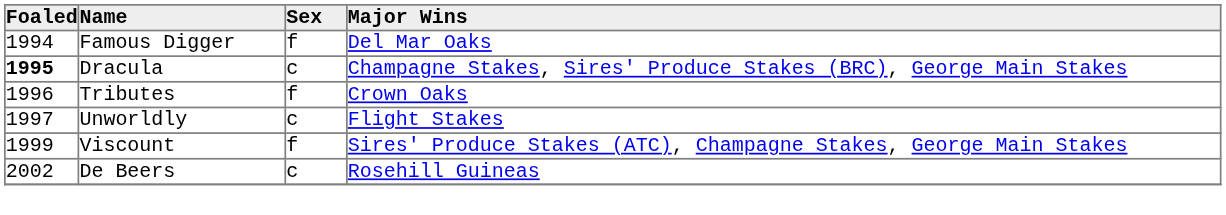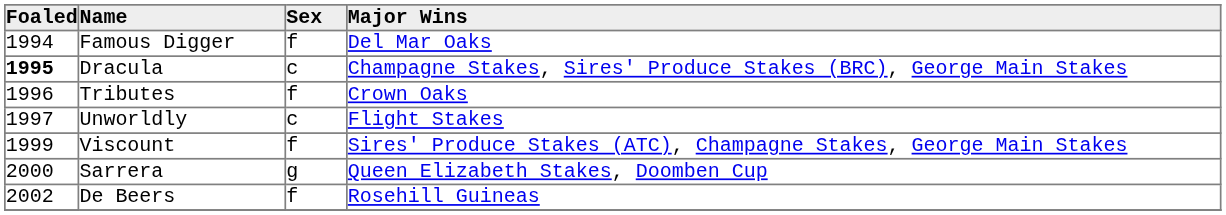+ row: (121, 172)
(292, 172) c -> (292, 197) f
